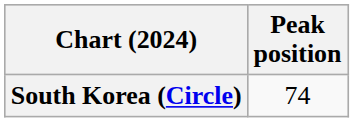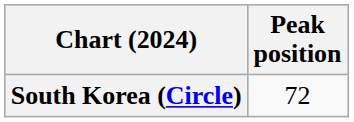(298, 95) 74 -> (298, 95) 72
